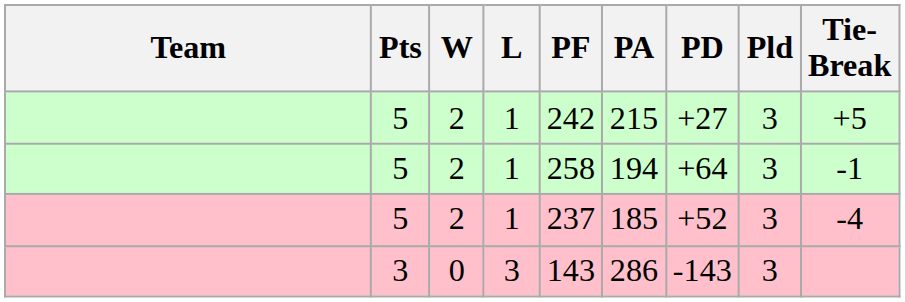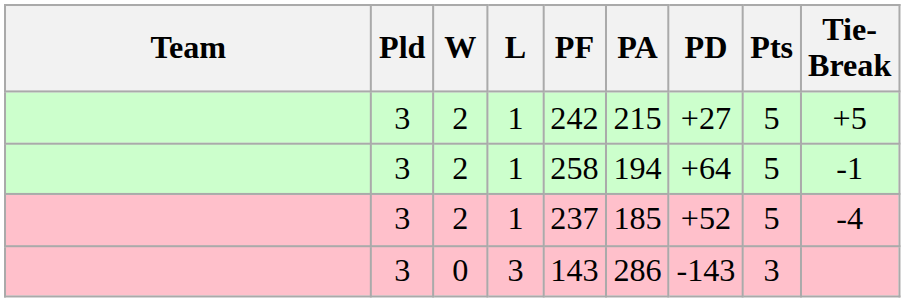columns swapped: (770, 48) <-> (400, 48)
